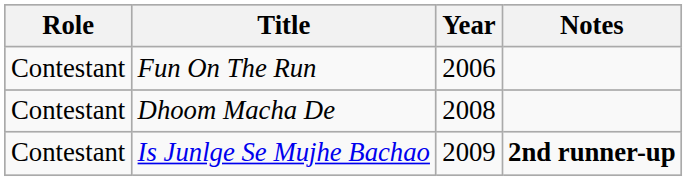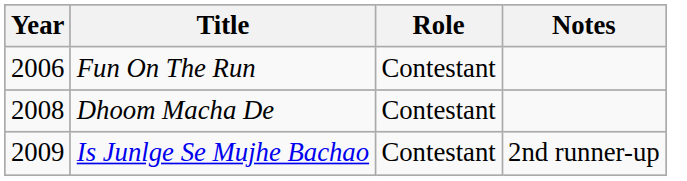columns swapped: (469, 25) <-> (68, 25)
(592, 152) bold -> (584, 152) normal
